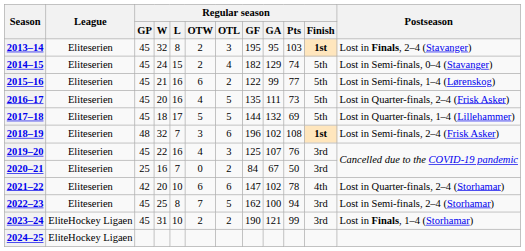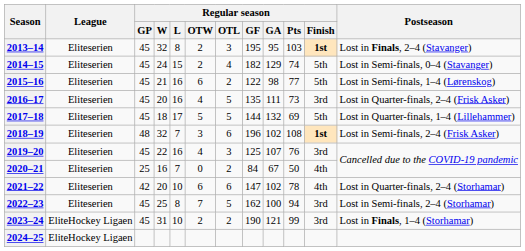(273, 82) 99 -> (273, 82) 98
(321, 99) 5th -> (321, 99) 3rd
(321, 168) 3rd -> (321, 168) 4th
